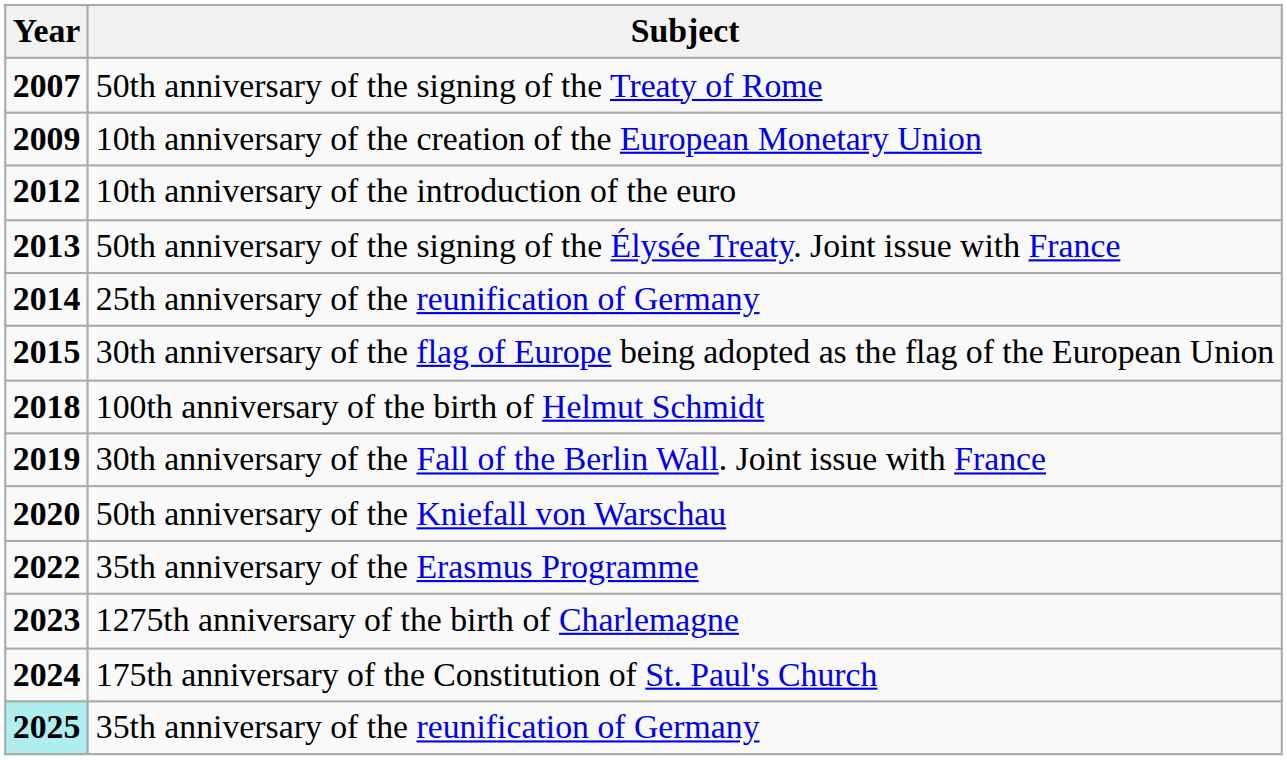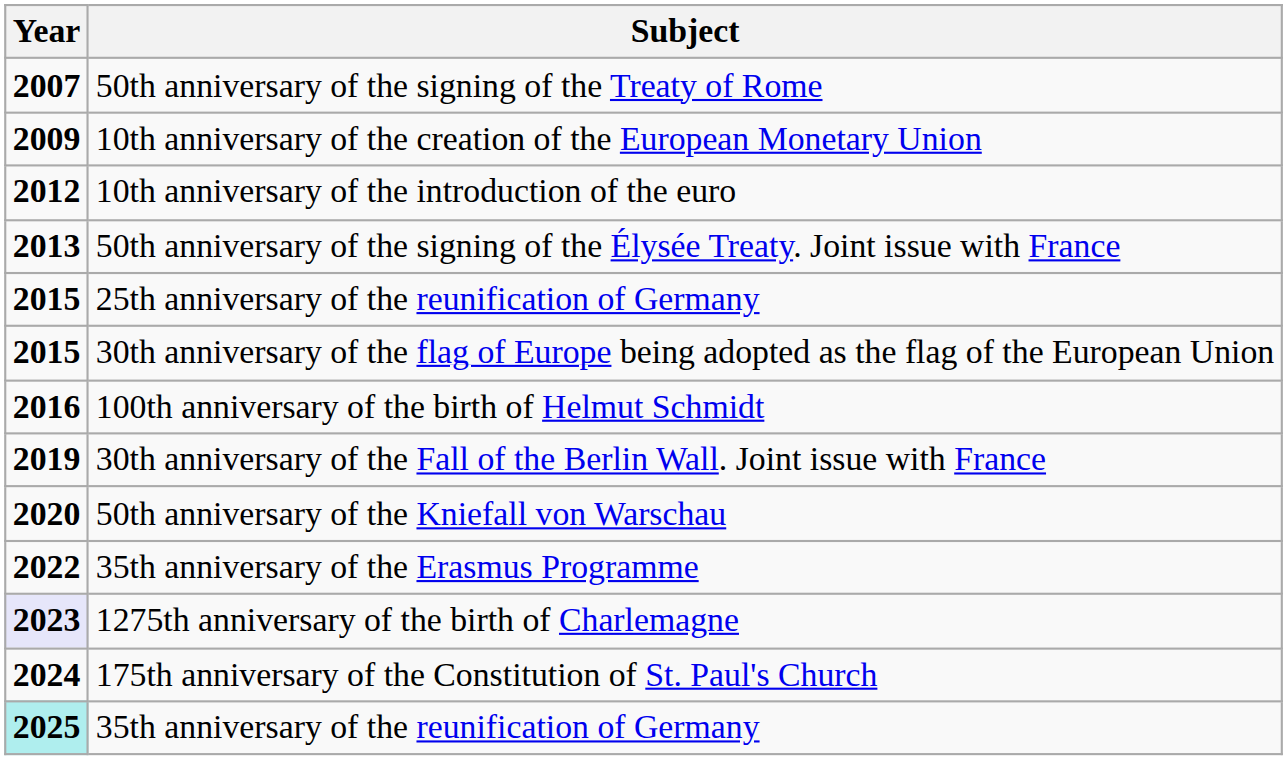(47, 298) 2014 -> (47, 298) 2015
(47, 406) 2018 -> (47, 406) 2016
(47, 620) no background -> (47, 620) lavender background
